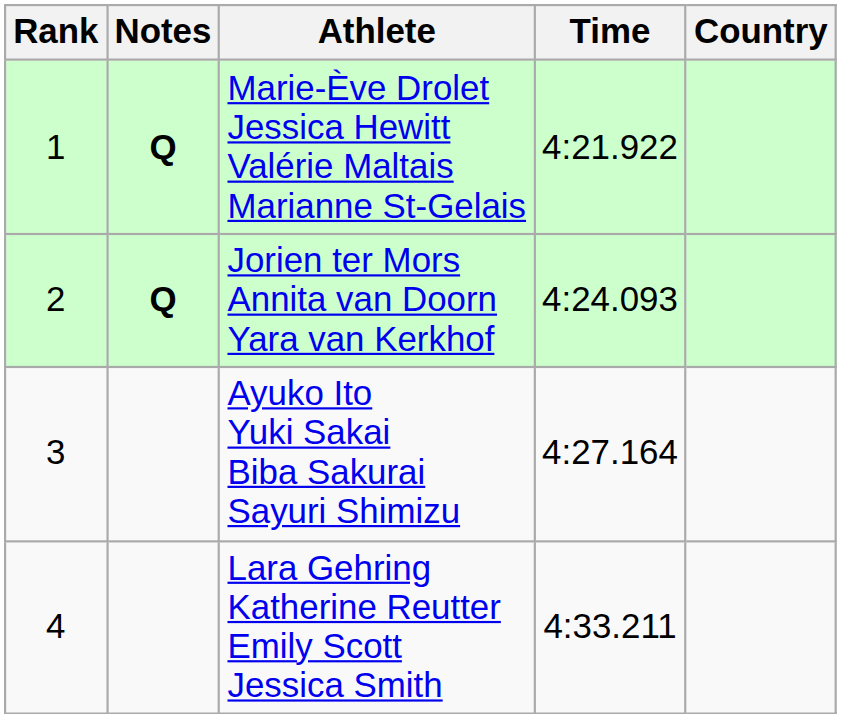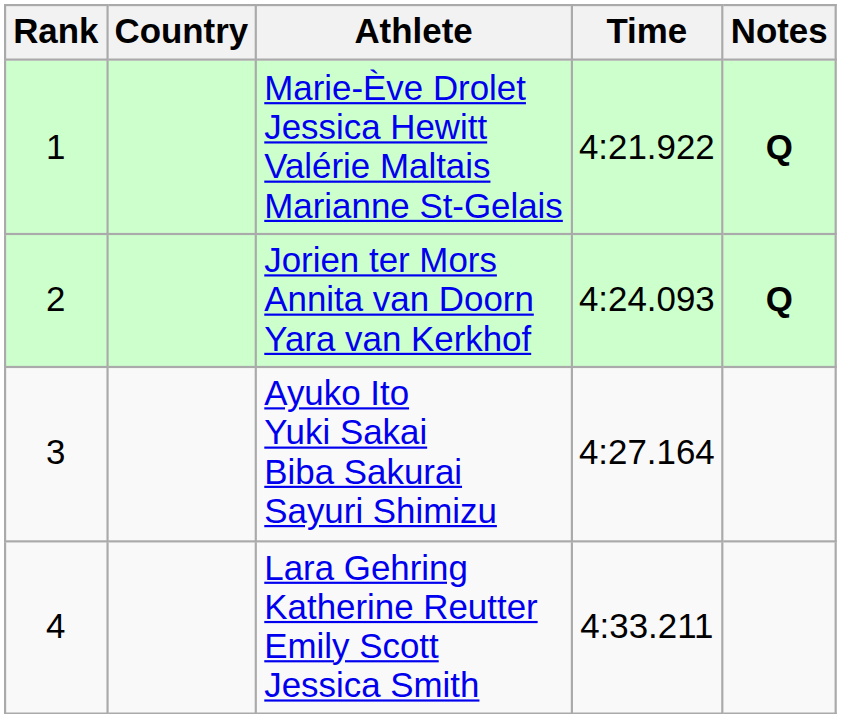columns swapped: (761, 32) <-> (163, 32)
